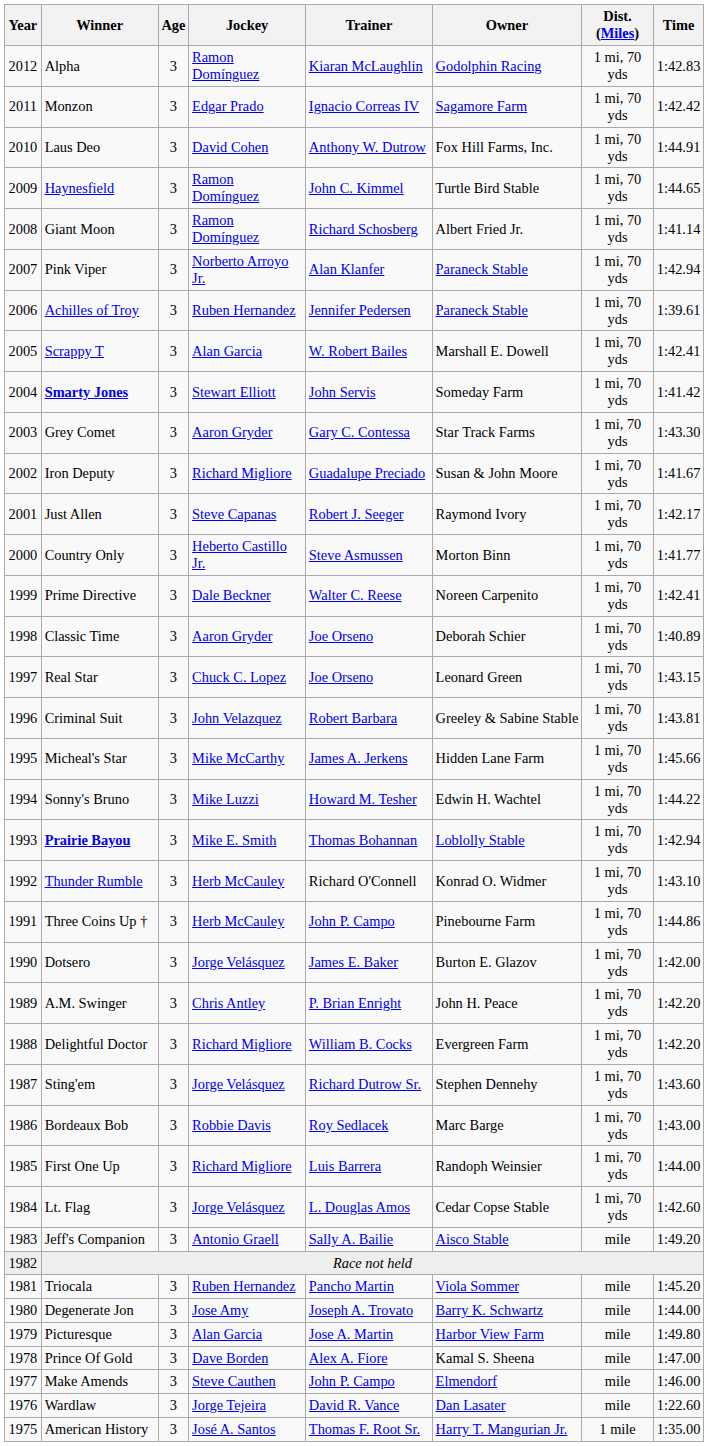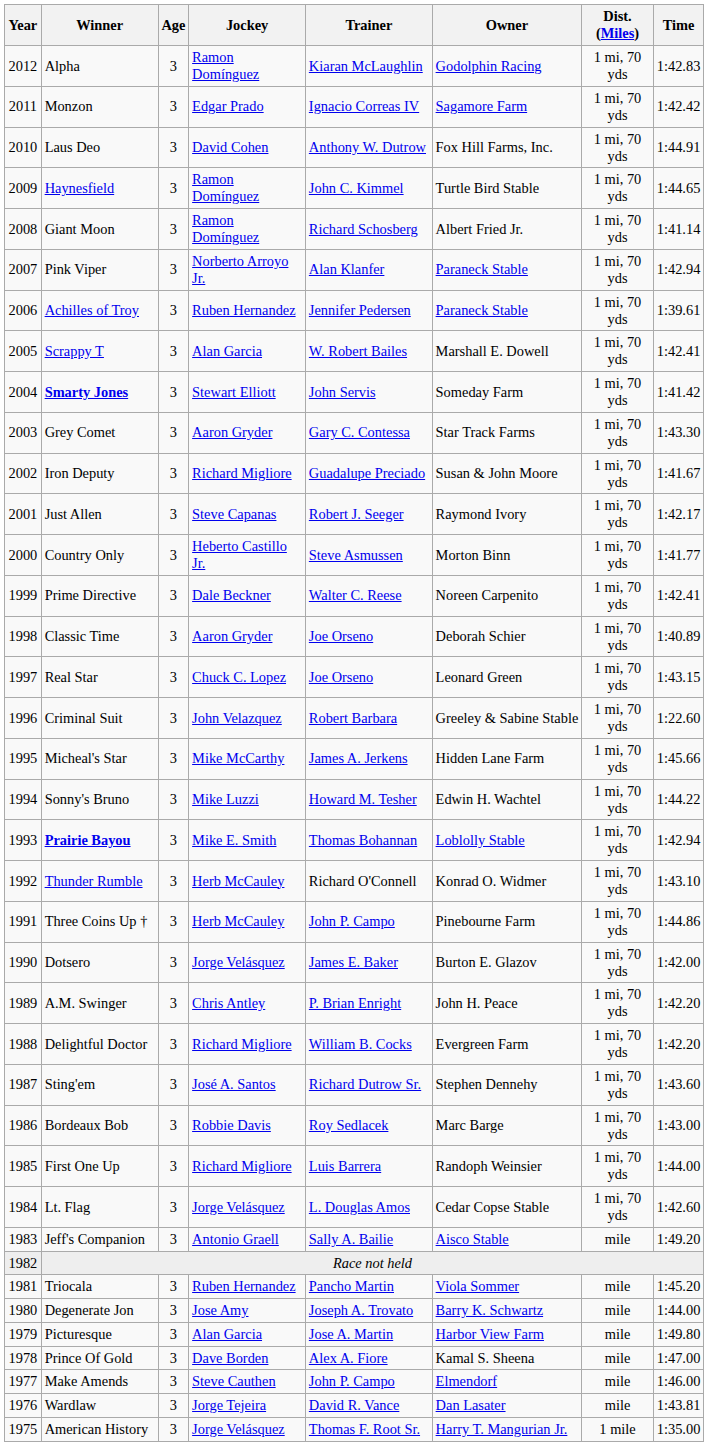(679, 718) 1:43.81 -> (679, 718) 1:22.60
(238, 1084) Jorge Velásquez -> (234, 1084) José A. Santos
(679, 1405) 1:22.60 -> (679, 1405) 1:43.81
(234, 1429) José A. Santos -> (238, 1429) Jorge Velásquez
